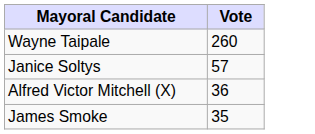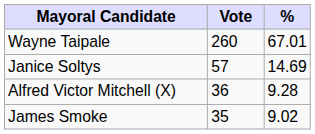+ column: (287, 16)
